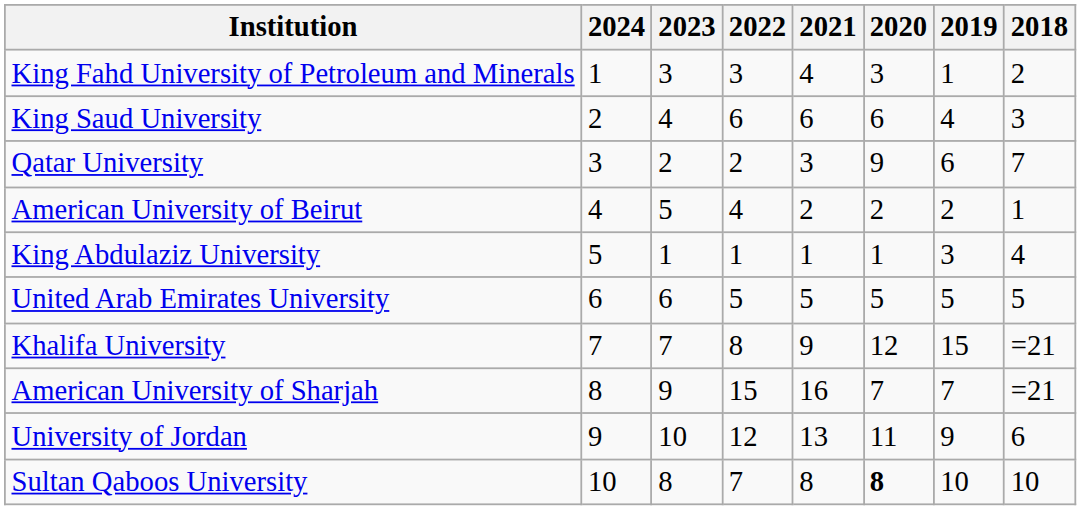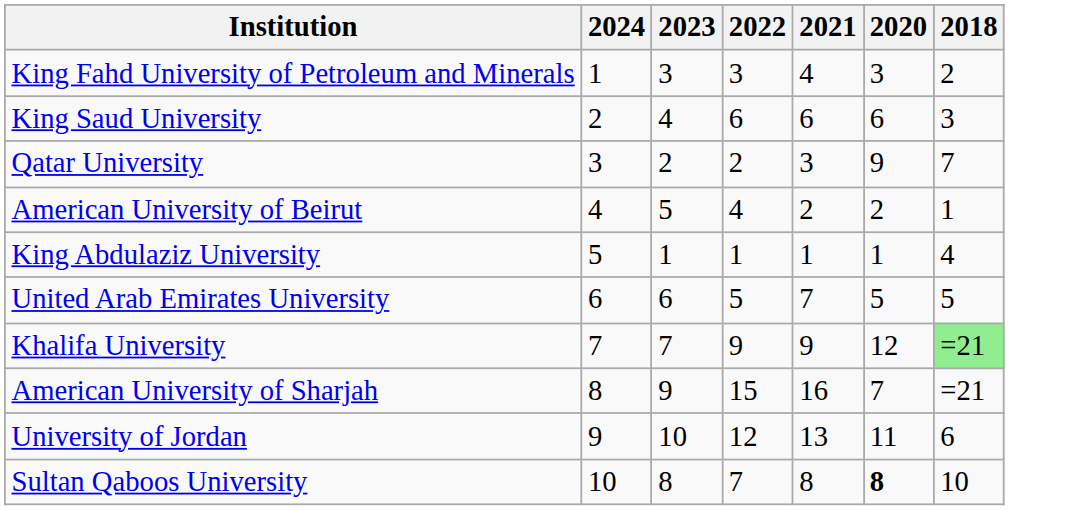- column: (969, 27)
(806, 299) 5 -> (806, 299) 7
(736, 345) 8 -> (736, 345) 9
(1033, 345) no background -> (963, 345) lightgreen background
